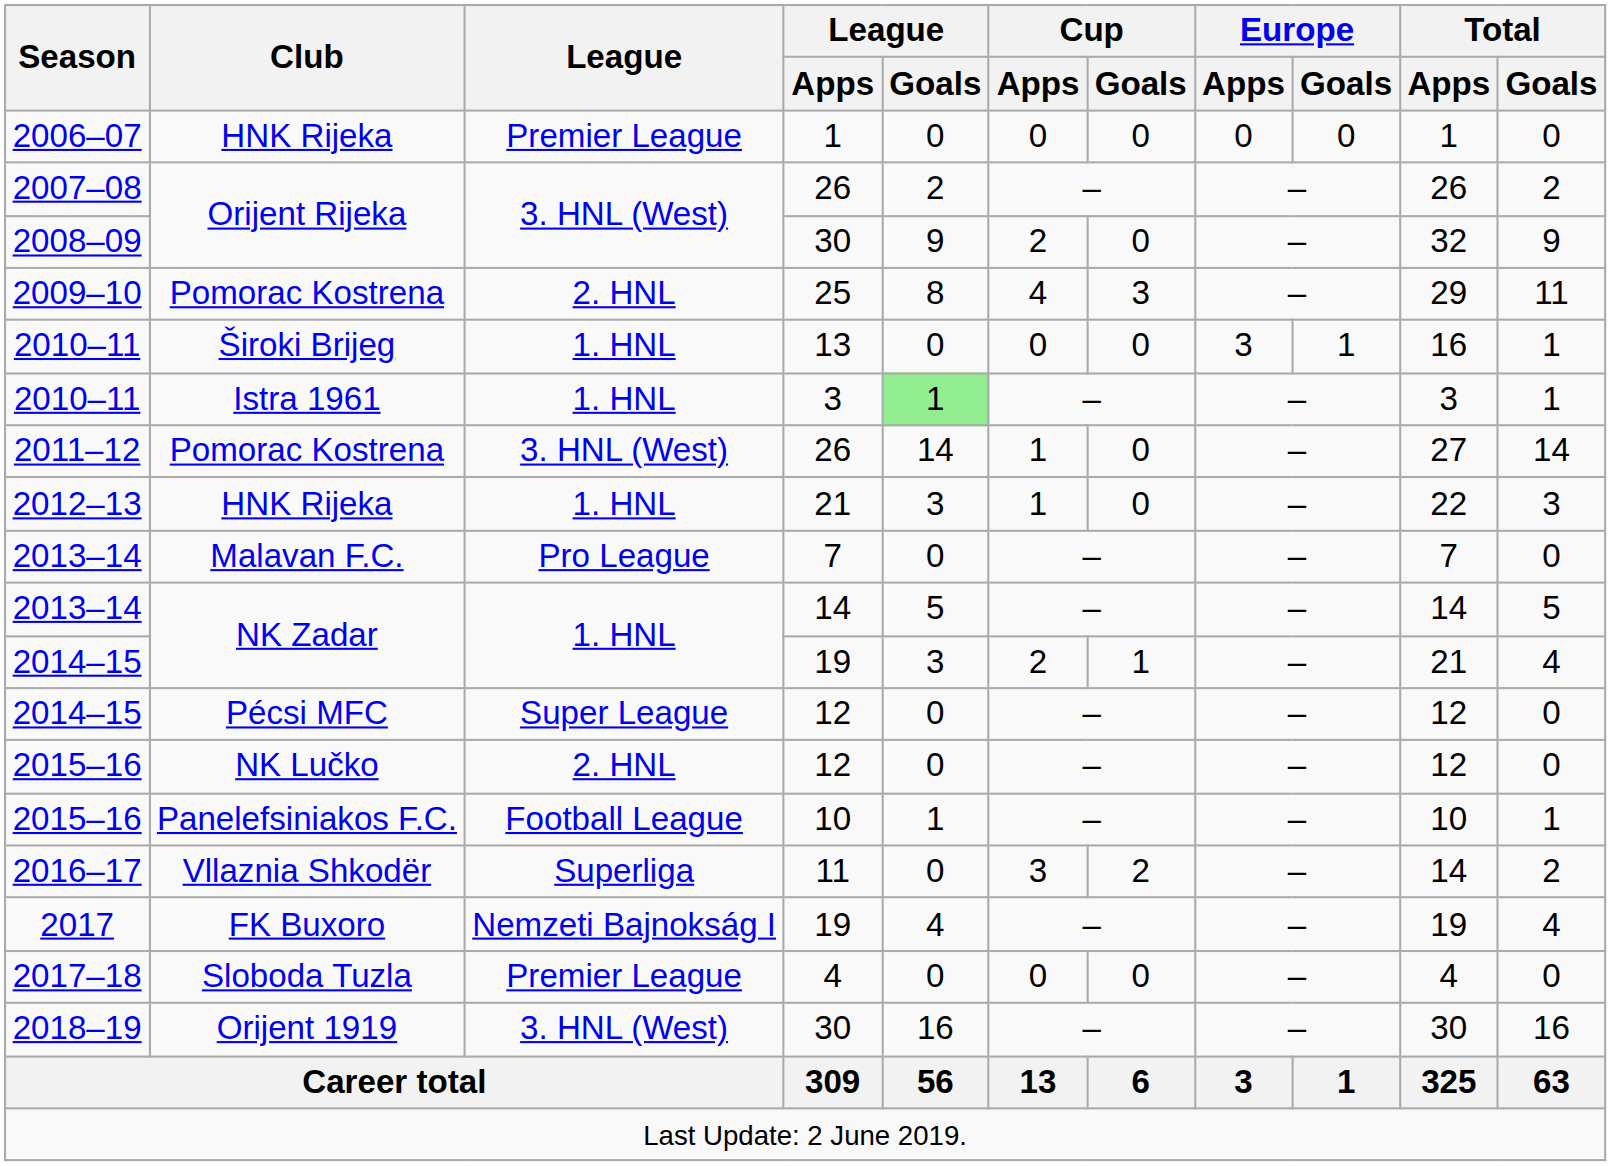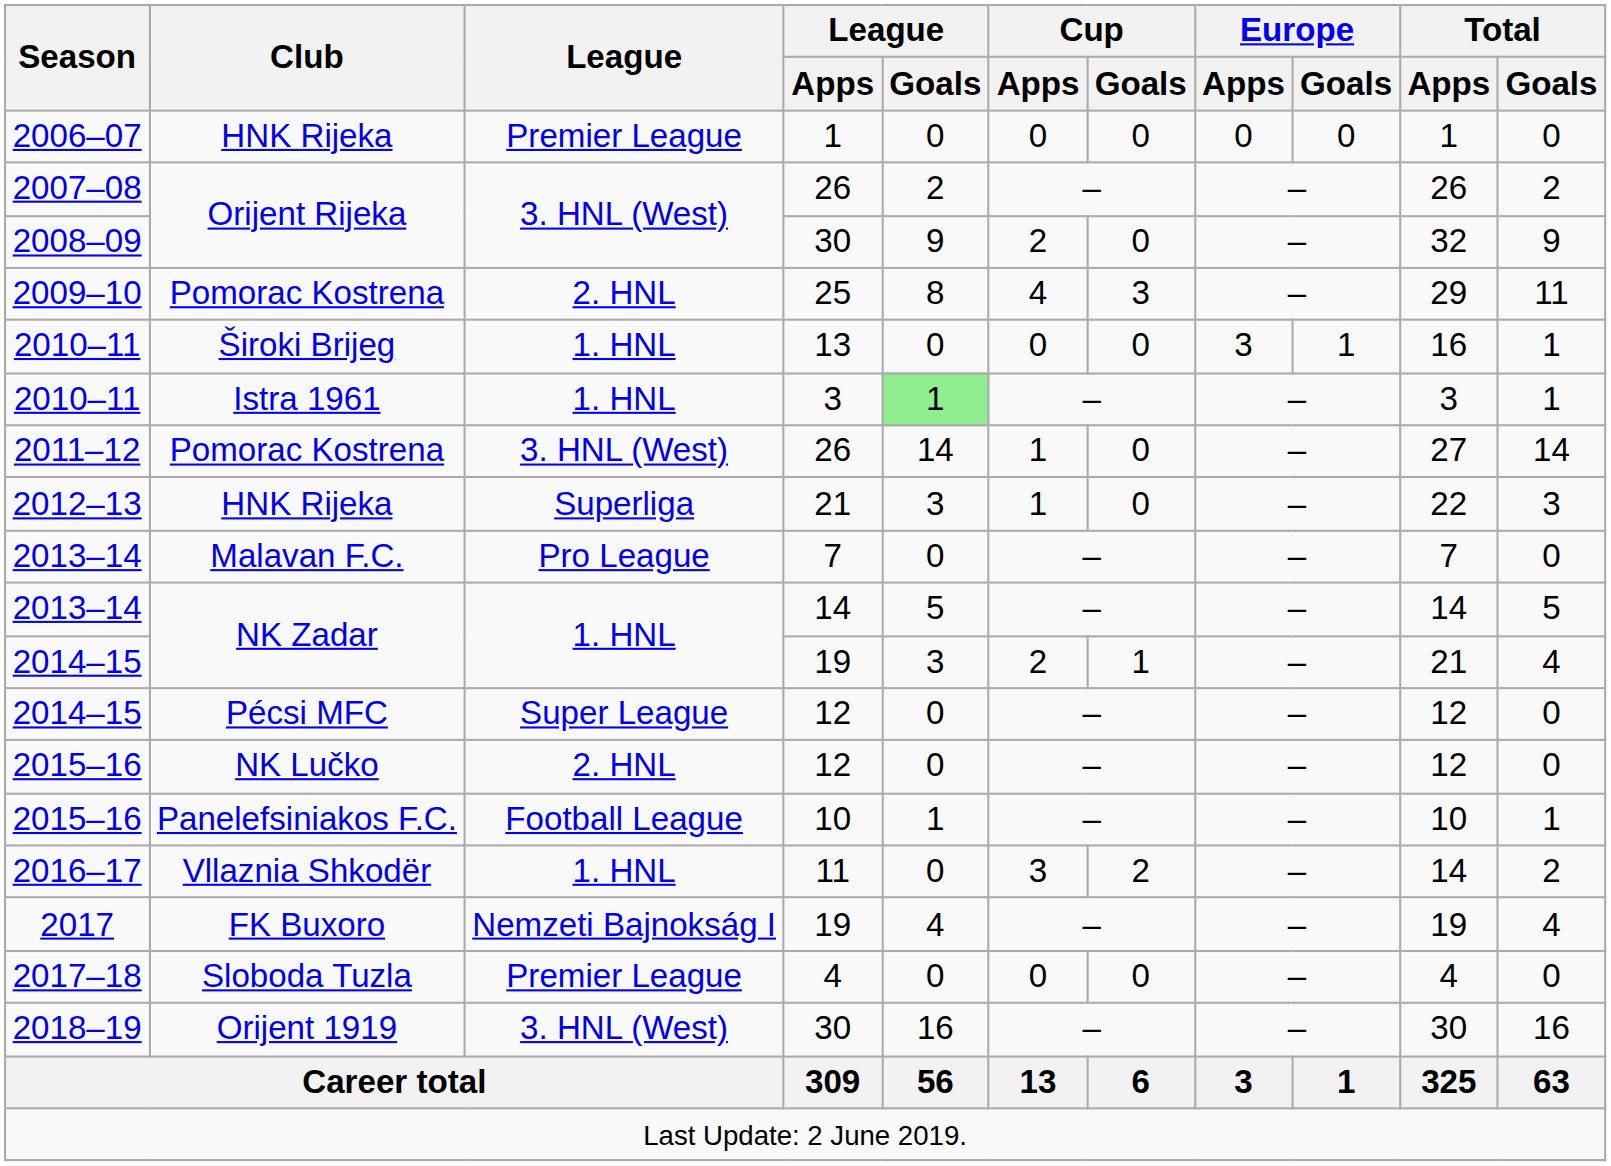(624, 503) 1. HNL -> (624, 503) Superliga
(624, 871) Superliga -> (624, 871) 1. HNL
